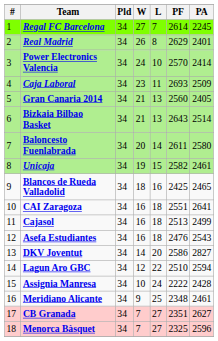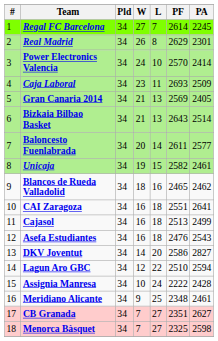(202, 42) 2401 -> (202, 42) 2301
(178, 99) 2560 -> (178, 99) 2569
(202, 145) 2580 -> (202, 145) 2577
(178, 186) 2425 -> (178, 186) 2465
(202, 186) 2465 -> (202, 186) 2462
(202, 329) 2596 -> (202, 329) 2598
